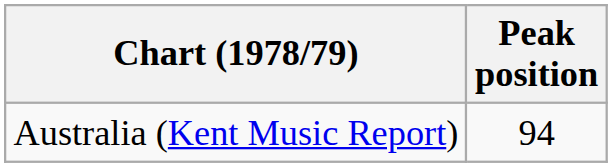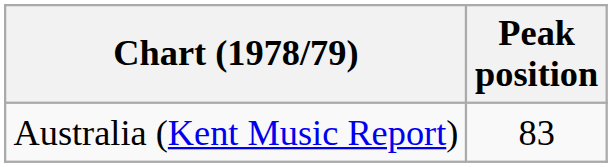(537, 131) 94 -> (537, 131) 83
